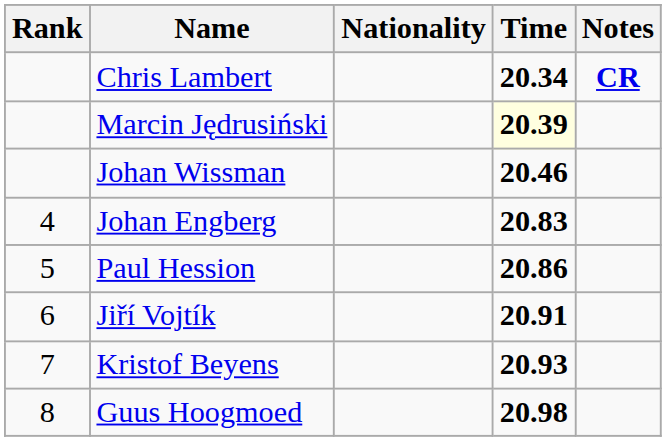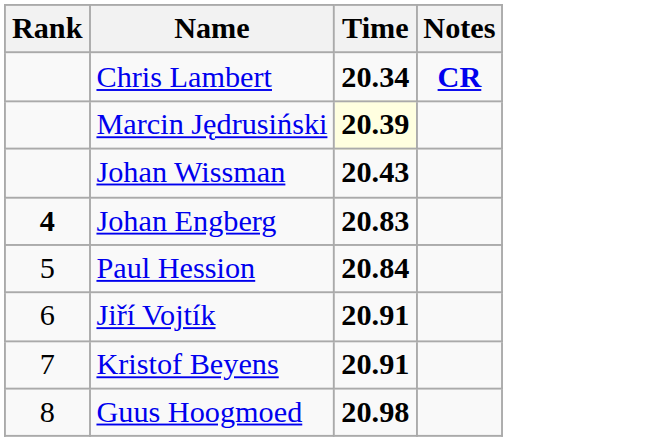- column: (414, 28)
(534, 172) 20.46 -> (375, 172) 20.43
(47, 220) normal -> (47, 220) bold
(534, 268) 20.86 -> (375, 268) 20.84
(534, 364) 20.93 -> (375, 364) 20.91
